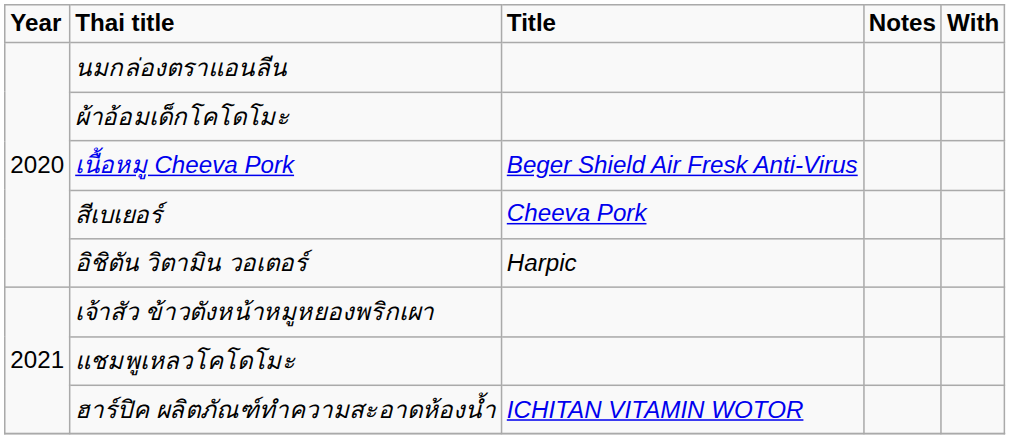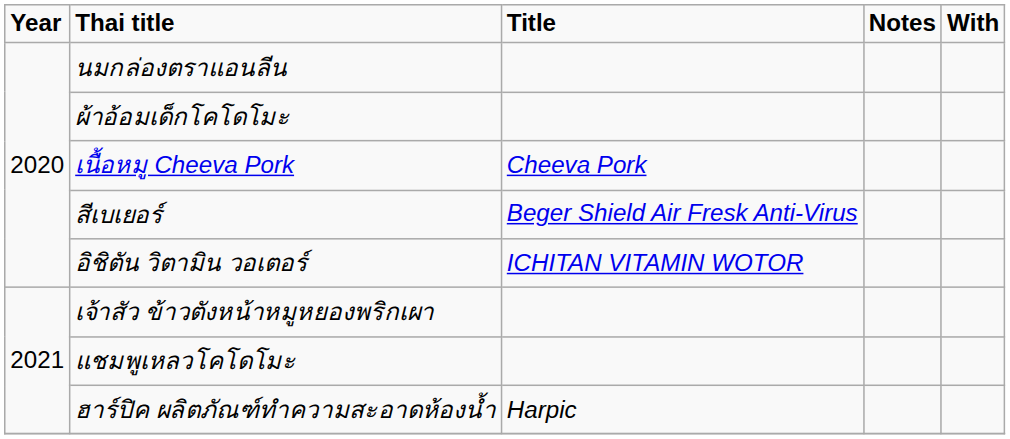(682, 165) Beger Shield Air Fresk Anti-Virus -> (577, 165) Cheeva Pork
(577, 213) Cheeva Pork -> (682, 213) Beger Shield Air Fresk Anti-Virus
(542, 262) Harpic -> (655, 262) ICHITAN VITAMIN WOTOR
(655, 409) ICHITAN VITAMIN WOTOR -> (542, 409) Harpic
